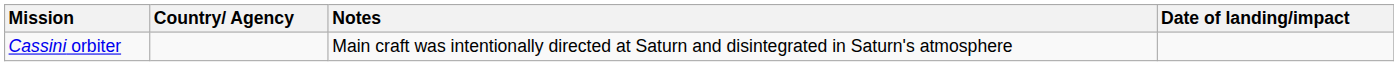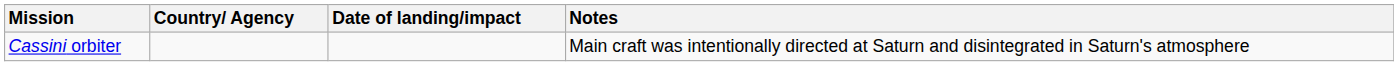columns swapped: (1255, 18) <-> (357, 18)
